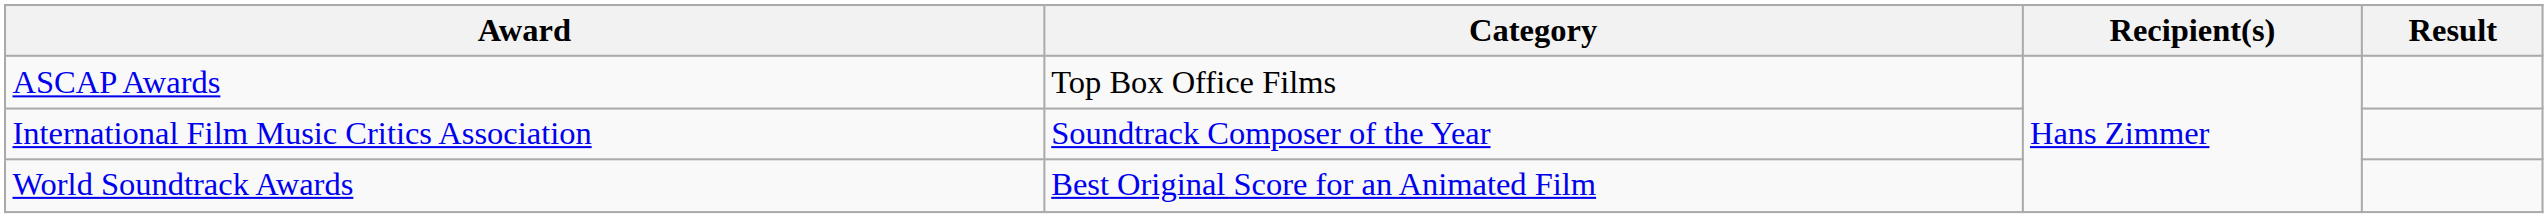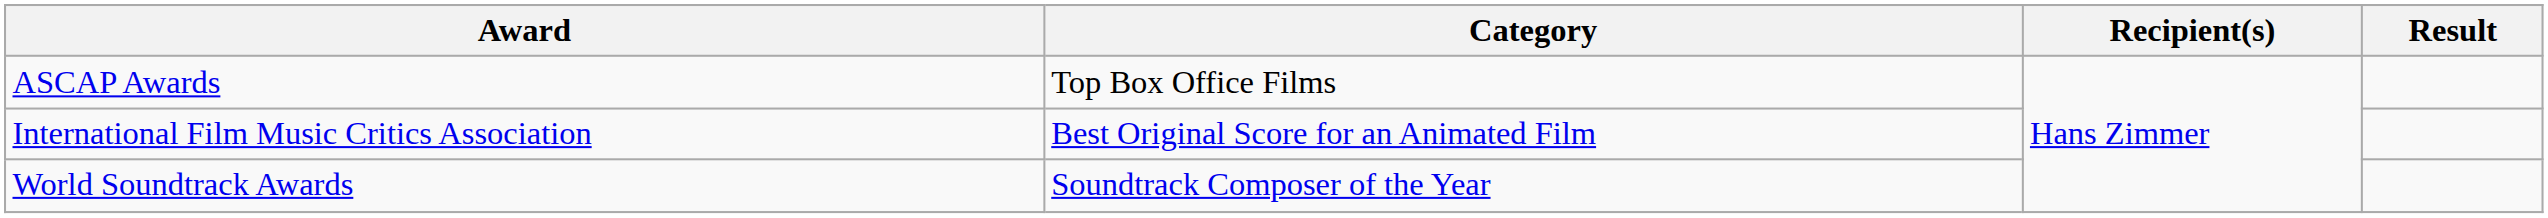(1271, 133) Soundtrack Composer of the Year -> (1324, 133) Best Original Score for an Animated Film
(1324, 184) Best Original Score for an Animated Film -> (1271, 184) Soundtrack Composer of the Year
